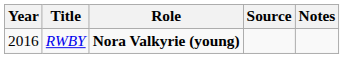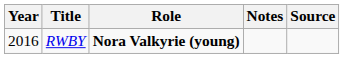columns swapped: (317, 16) <-> (269, 16)
